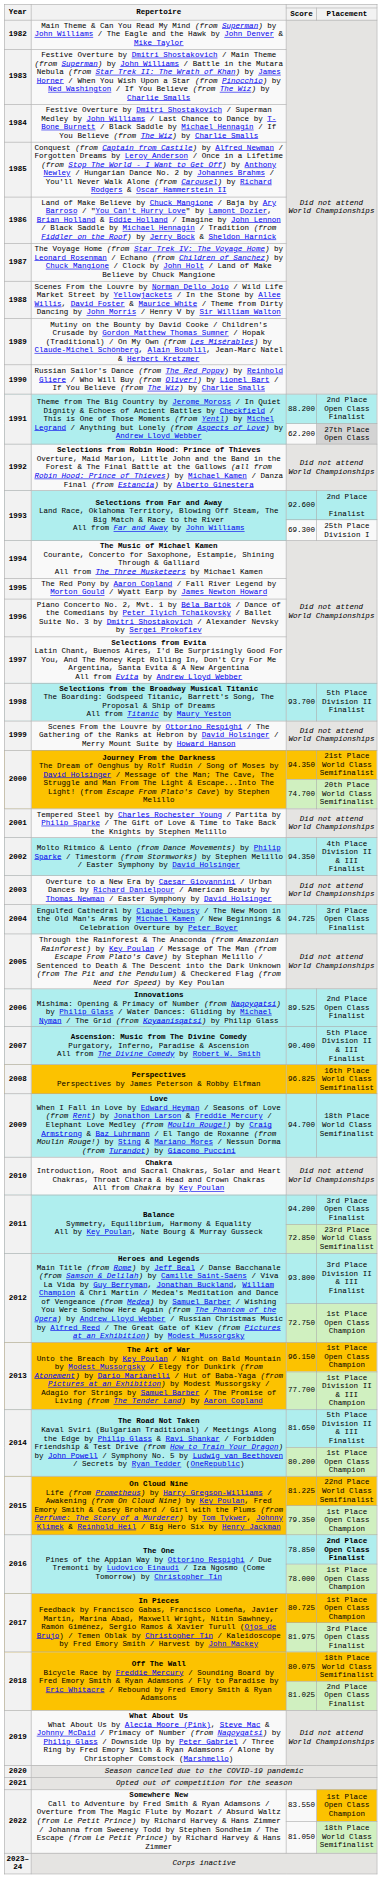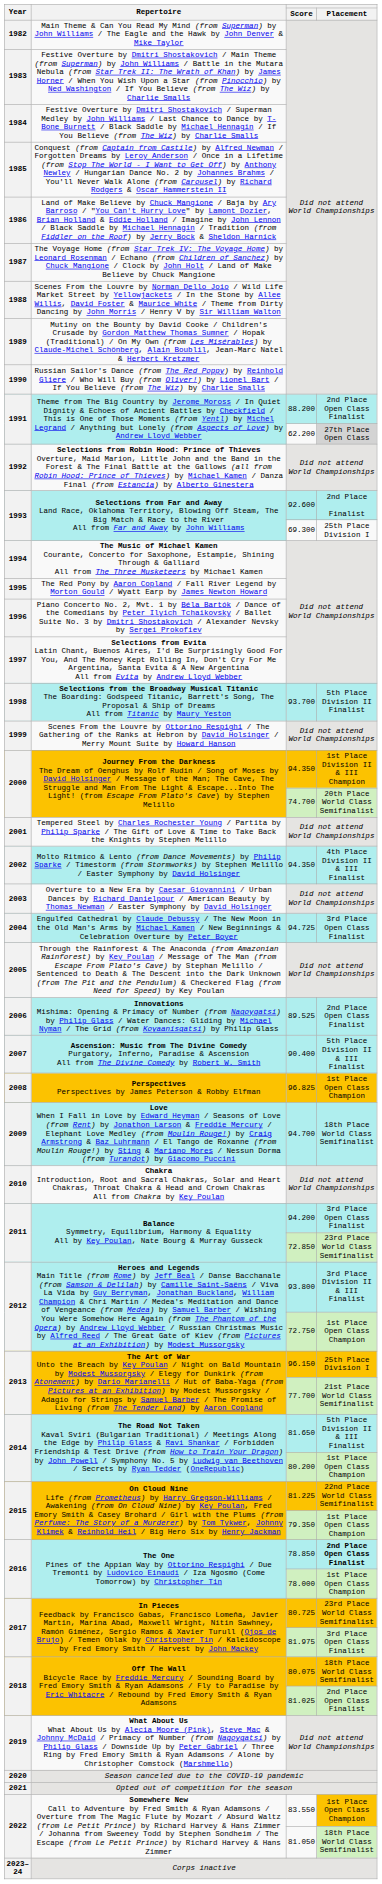(347, 765) 21st Place World Class Semifinalist -> (347, 769) 1st Place Division II & III Champion
(347, 1079) 16th Place World Class Semifinalist -> (347, 1088) 1st Place Open Class Champion
(347, 1357) 1st Place Open Class Champion -> (347, 1364) 25th Place Division I
(347, 1391) 1st Place Division II & III Champion -> (347, 1396) 21st Place World Class Semifinalist
(347, 1608) 1st Place Open Class Champion -> (347, 1613) 23rd Place World Class Semifinalist
